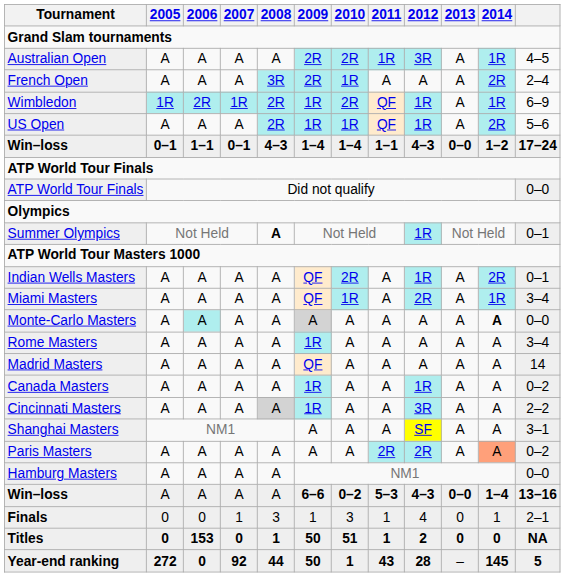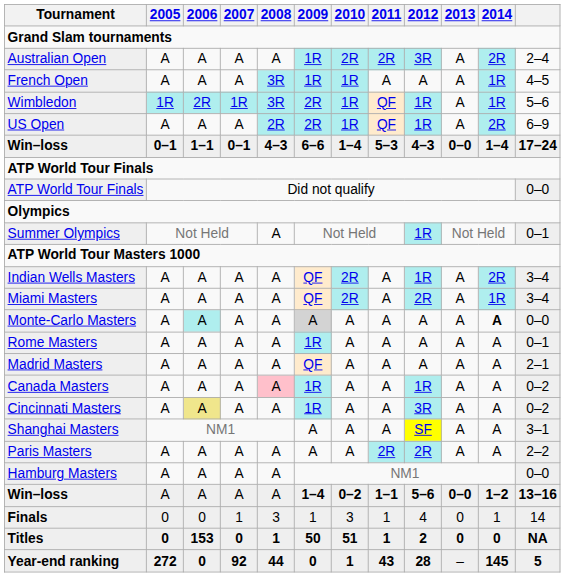(313, 59) 2R -> (313, 59) 1R
(386, 59) 1R -> (386, 59) 2R
(497, 59) 1R -> (497, 59) 2R
(538, 59) 4–5 -> (538, 59) 2–4
(313, 80) 2R -> (313, 80) 1R
(497, 80) 2R -> (497, 80) 1R
(538, 80) 2–4 -> (538, 80) 4–5
(276, 102) 2R -> (276, 102) 3R
(313, 102) 1R -> (313, 102) 2R
(350, 102) 2R -> (350, 102) 1R
(538, 102) 6–9 -> (538, 102) 5–6
(313, 124) 1R -> (313, 124) 2R
(538, 124) 5–6 -> (538, 124) 6–9
(313, 146) 1–4 -> (313, 146) 6–6
(386, 146) 1–1 -> (386, 146) 5–3
(497, 146) 1–2 -> (497, 146) 1–4
(276, 233) bold -> (276, 233) normal
(538, 277) 0–1 -> (538, 277) 3–4
(350, 299) 1R -> (350, 299) 2R
(538, 342) 3–4 -> (538, 342) 0–1
(538, 364) 14 -> (538, 364) 2–1
(276, 386) no background -> (276, 386) pink background
(202, 408) no background -> (202, 408) khaki background
(276, 408) lightgrey background -> (276, 408) no background
(538, 408) 2–2 -> (538, 408) 0–2
(497, 451) lightsalmon background -> (497, 451) no background
(538, 451) 0–2 -> (538, 451) 2–2
(313, 495) 6–6 -> (313, 495) 1–4
(386, 495) 5–3 -> (386, 495) 1–1
(423, 495) 4–3 -> (423, 495) 5–6
(497, 495) 1–4 -> (497, 495) 1–2
(538, 517) 2–1 -> (538, 517) 14
(313, 560) 50 -> (313, 560) 0
